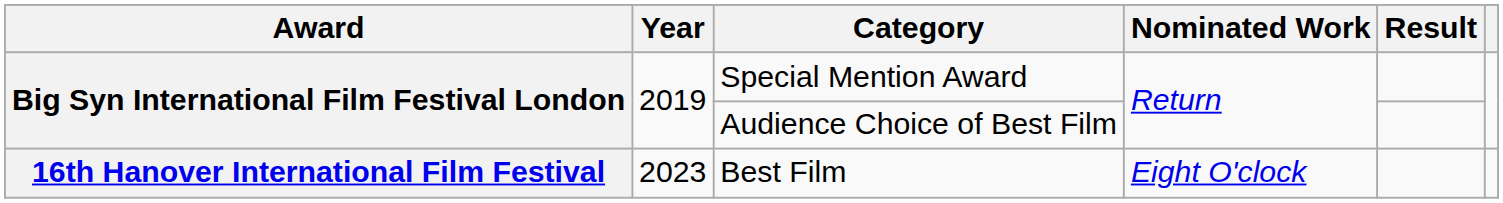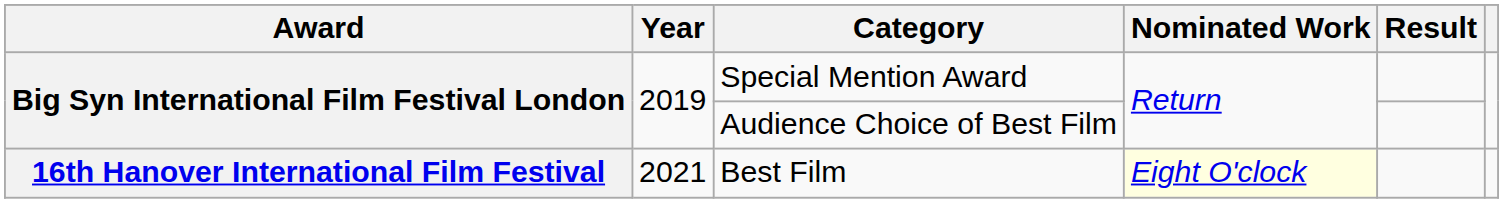(673, 172) 2023 -> (673, 172) 2021
(1219, 172) no background -> (1219, 172) lightyellow background
